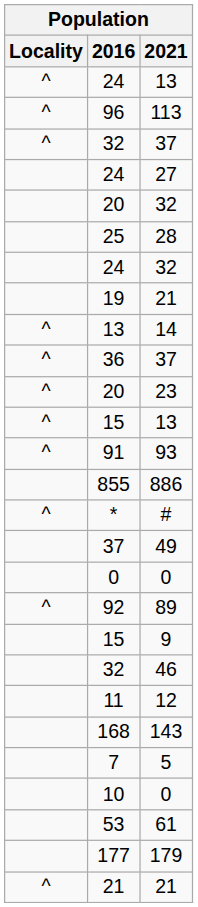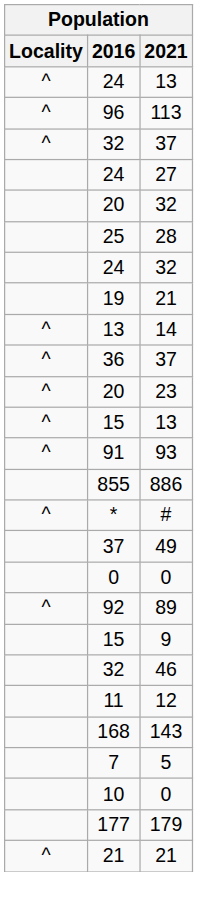- row: (114, 824)
